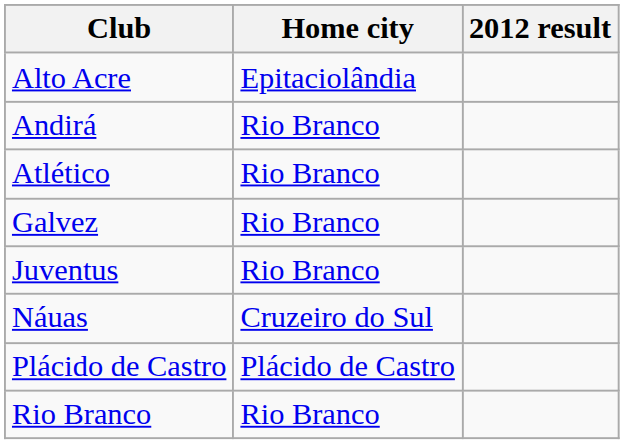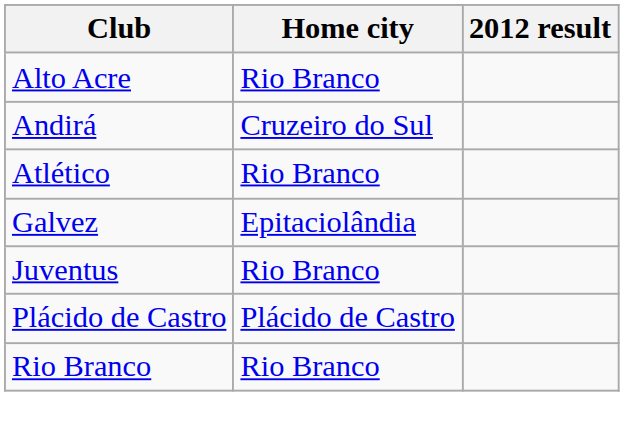(328, 76) Epitaciolândia -> (310, 76) Rio Branco
(310, 125) Rio Branco -> (337, 125) Cruzeiro do Sul
(310, 221) Rio Branco -> (328, 221) Epitaciolândia
- row: (50, 317)
